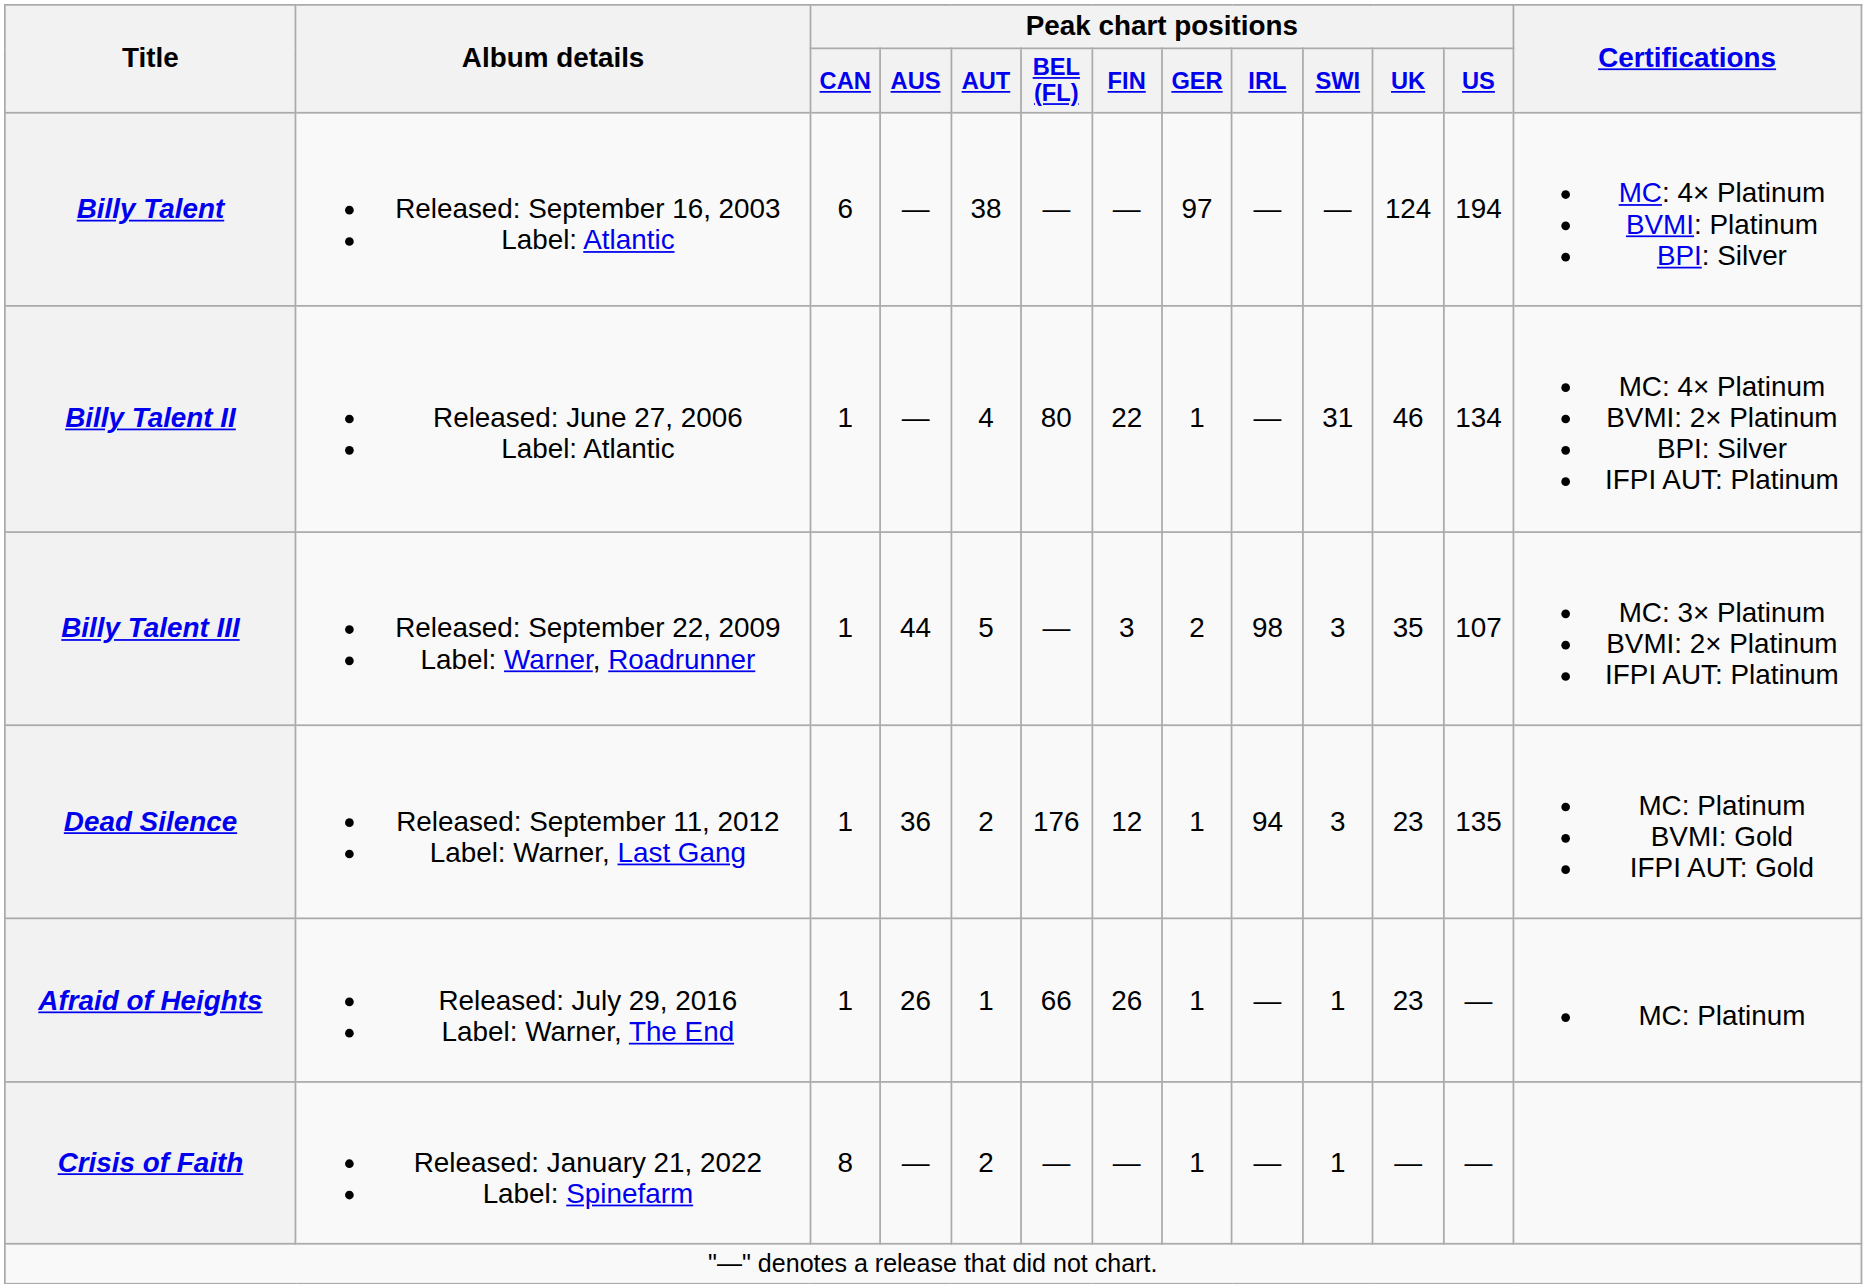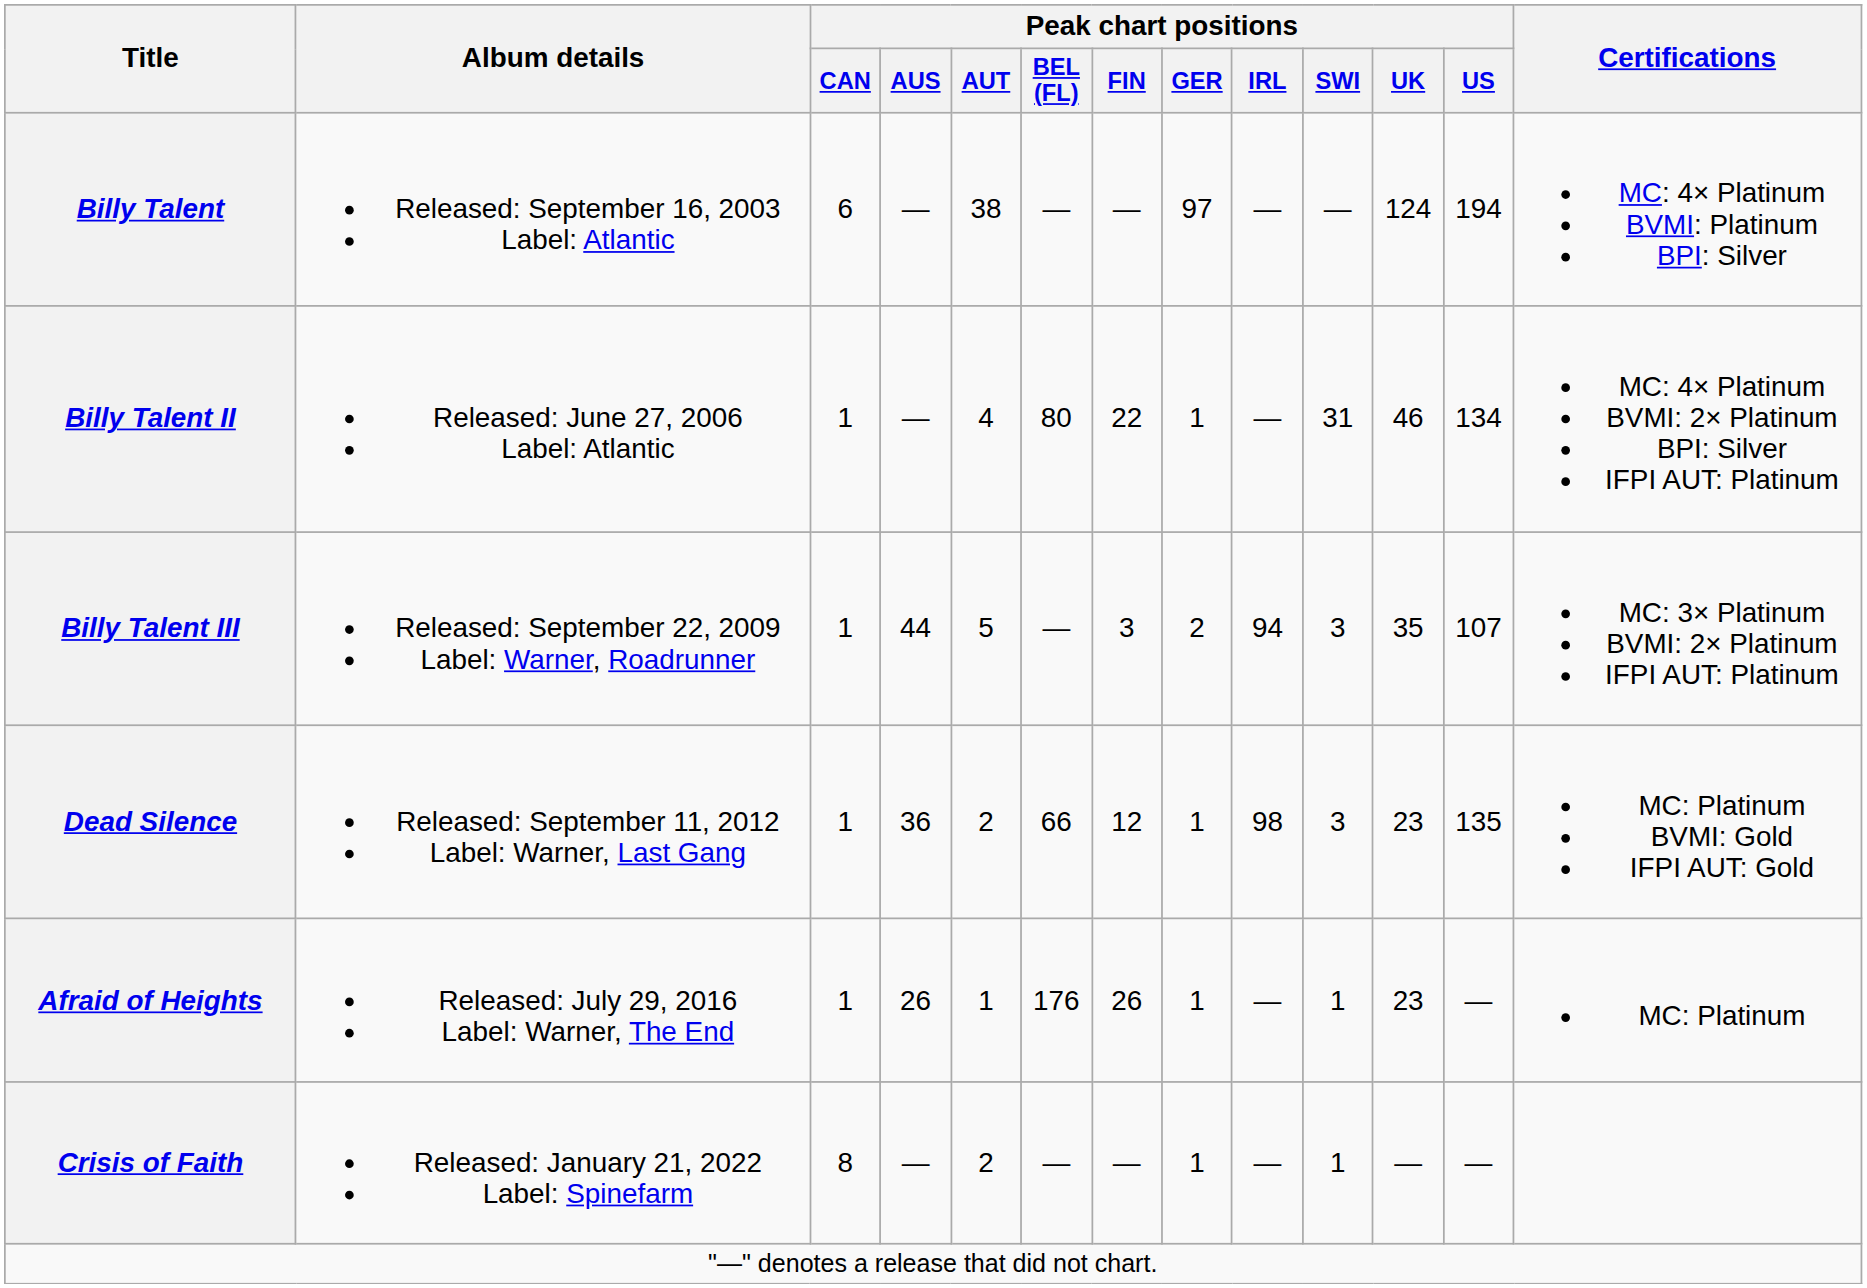(1267, 627) 98 -> (1267, 627) 94
(1056, 821) 176 -> (1056, 821) 66
(1267, 821) 94 -> (1267, 821) 98
(1056, 999) 66 -> (1056, 999) 176
